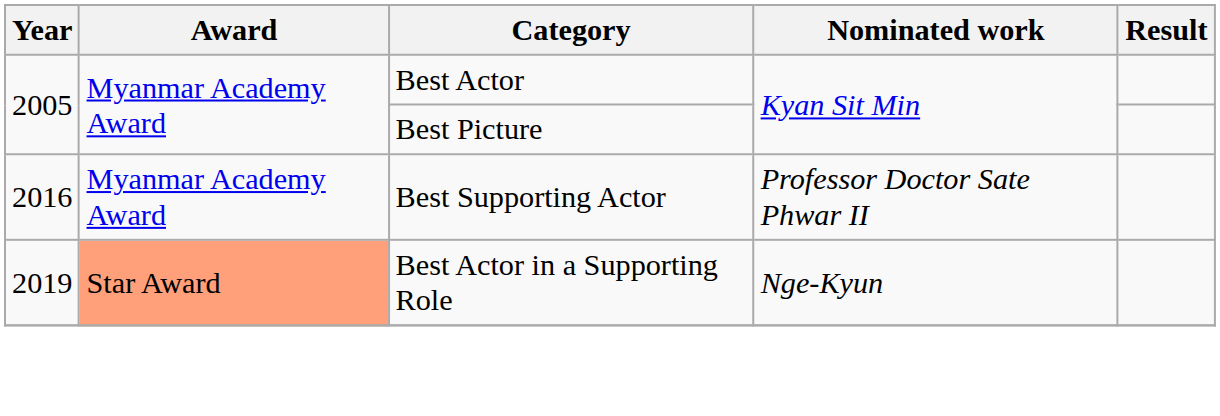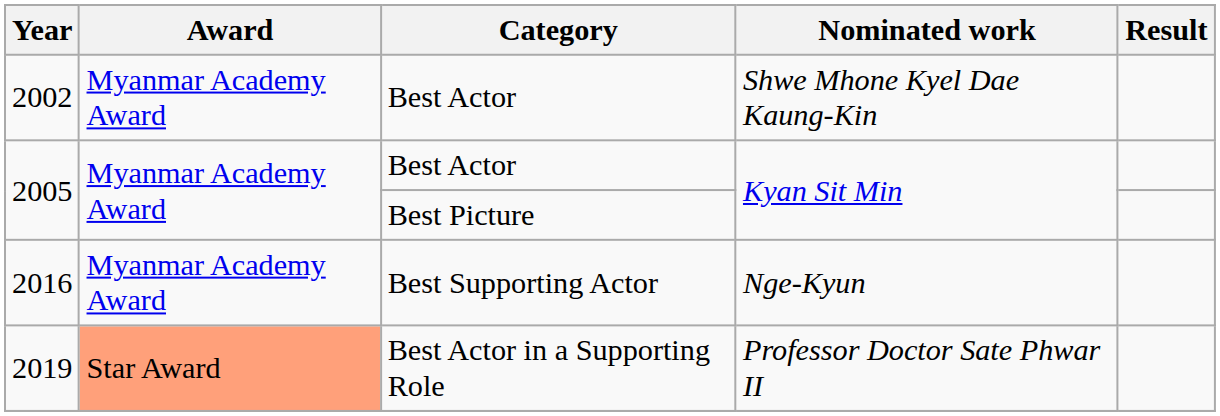+ row: (42, 97)
(895, 197) Professor Doctor Sate Phwar II -> (804, 282) Nge-Kyun
(822, 282) Nge-Kyun -> (922, 368) Professor Doctor Sate Phwar II
